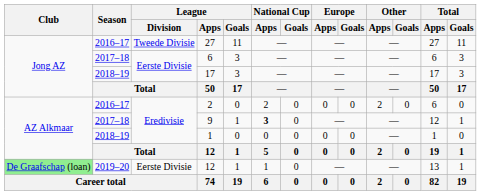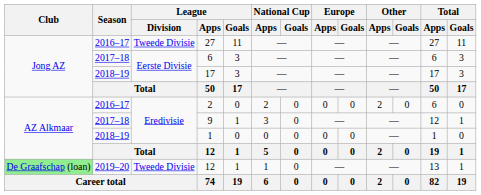(266, 120) bold -> (266, 120) normal
(164, 167) Eerste Divisie -> (164, 167) Tweede Divisie
